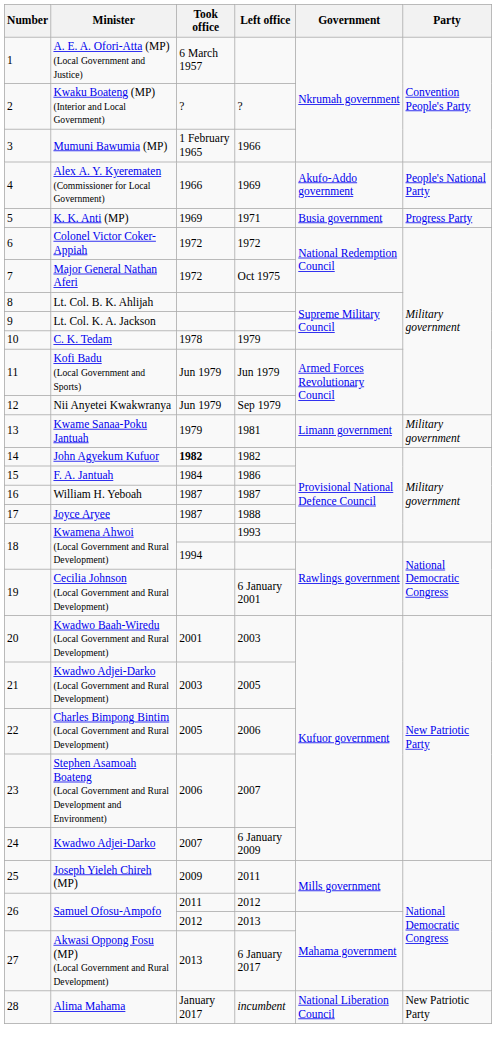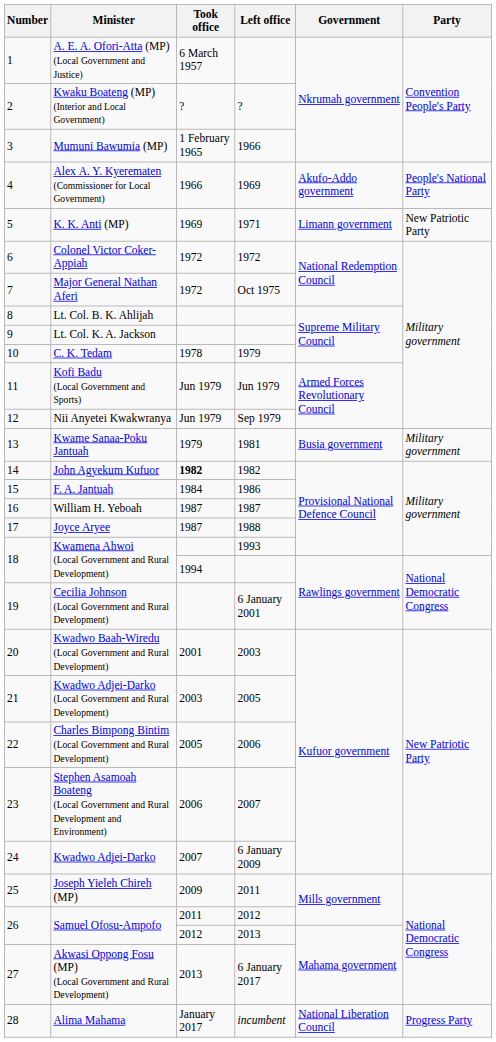(340, 218) Busia government -> (345, 224) Limann government
(439, 218) Progress Party -> (437, 224) New Patriotic Party
(345, 431) Limann government -> (340, 444) Busia government
(437, 1007) New Patriotic Party -> (439, 1020) Progress Party
